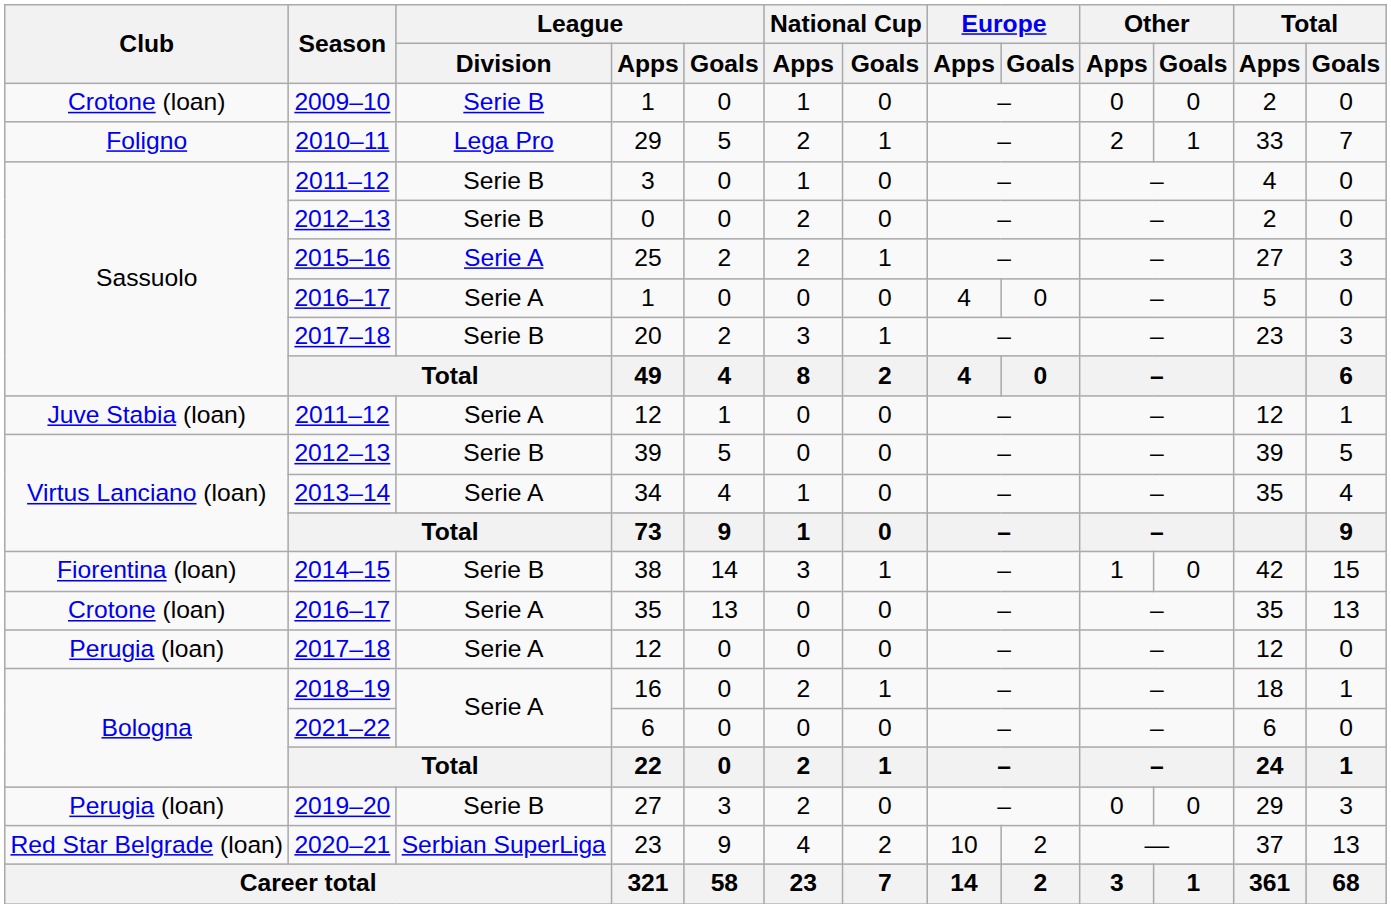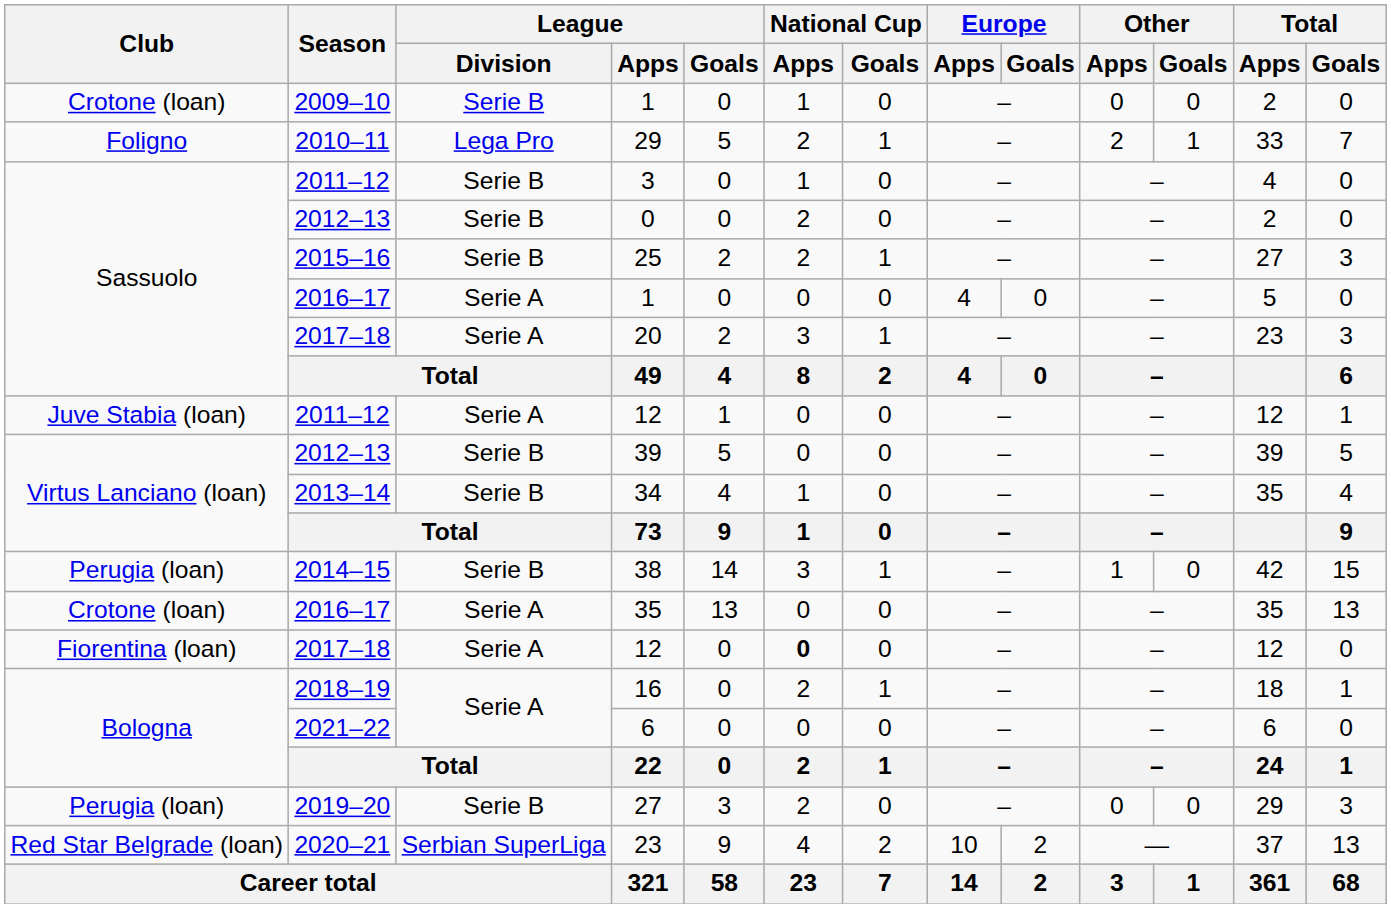(504, 258) Serie A -> (504, 258) Serie B
(504, 336) Serie B -> (504, 336) Serie A
(504, 492) Serie A -> (504, 492) Serie B
(147, 571) Fiorentina (loan) -> (147, 571) Perugia (loan)
(147, 649) Perugia (loan) -> (147, 649) Fiorentina (loan)
(803, 649) normal -> (803, 649) bold
